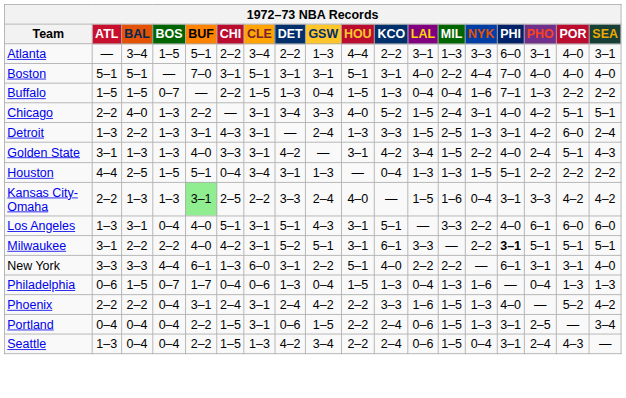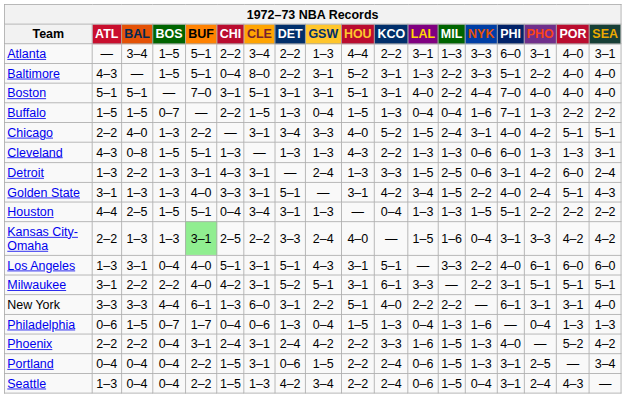+ row: (34, 74)
+ row: (35, 153)
(481, 133) 1–3 -> (481, 172) 0–6
(290, 153) 4–2 -> (290, 192) 5–1
(511, 245) bold -> (511, 285) normal
